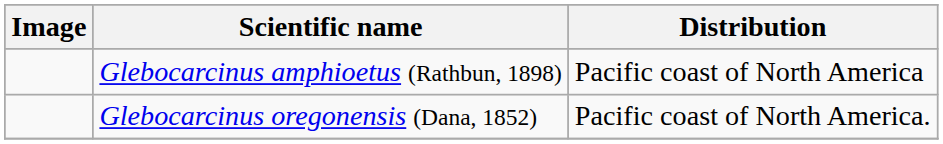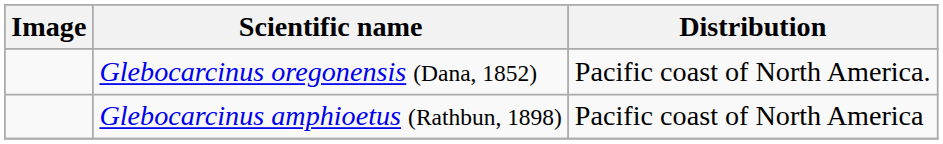rows swapped: (318, 116) <-> (331, 71)
